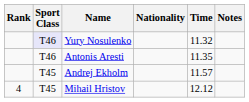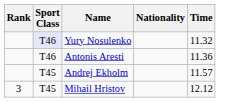- column: (230, 18)
(201, 56) 11.35 -> (201, 56) 11.36
(19, 89) 4 -> (19, 89) 3
